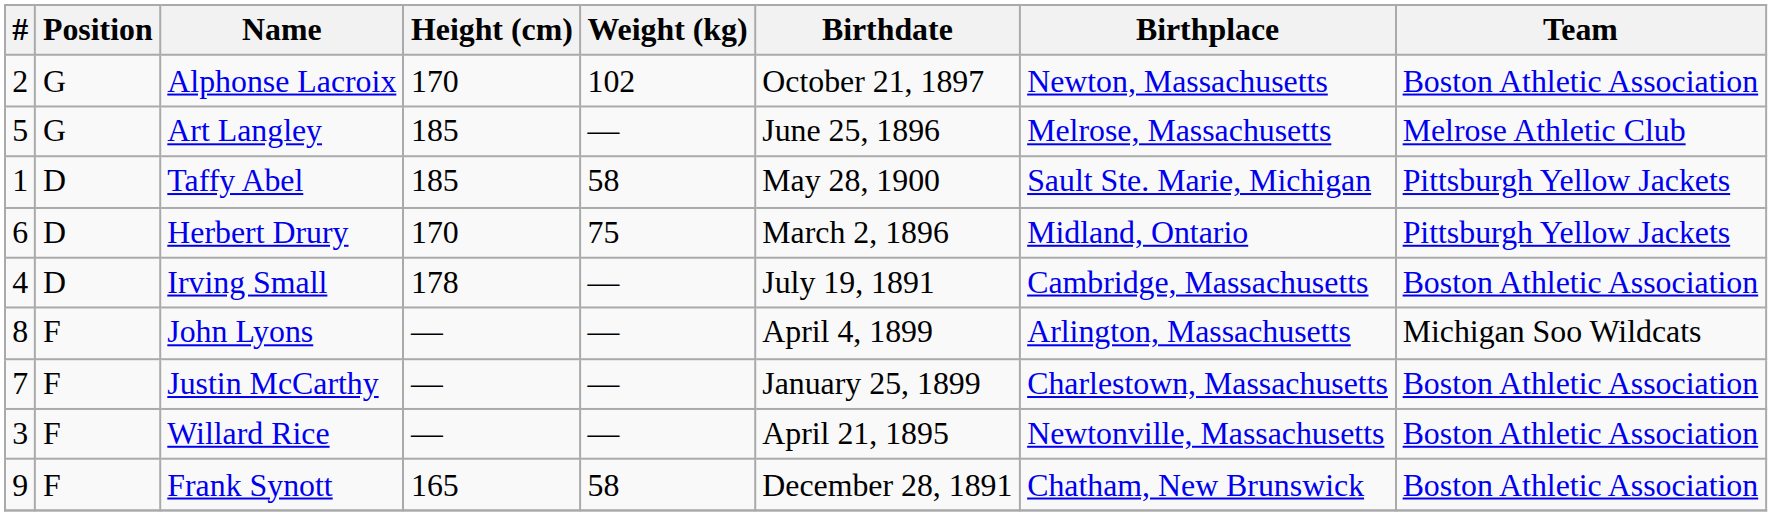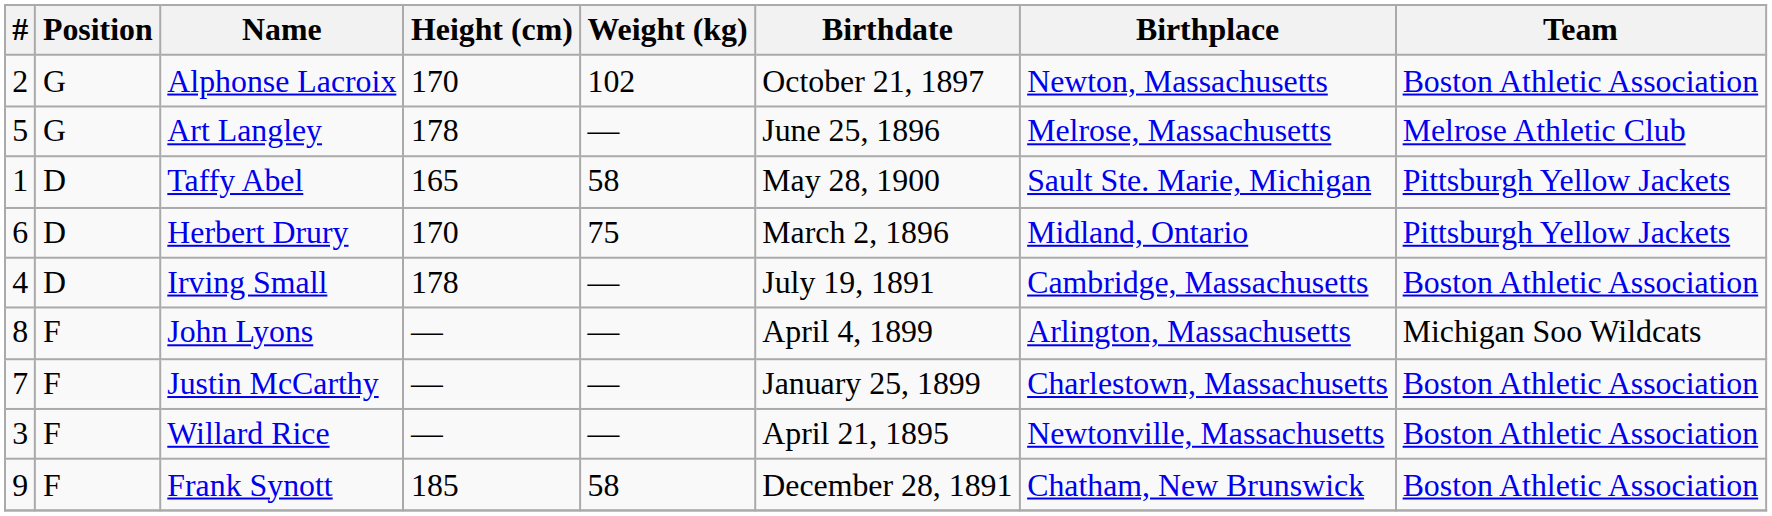(435, 130) 185 -> (435, 130) 178
(435, 181) 185 -> (435, 181) 165
(435, 484) 165 -> (435, 484) 185
